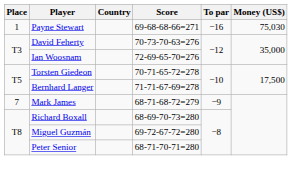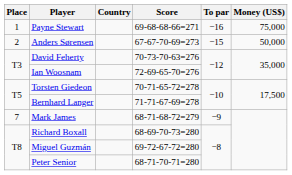(272, 27) 75,030 -> (272, 27) 75,000
+ row: (62, 42)
